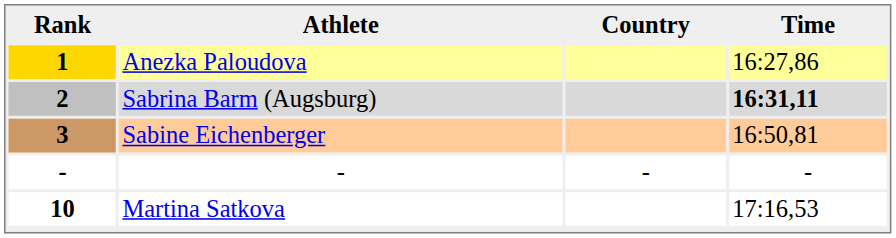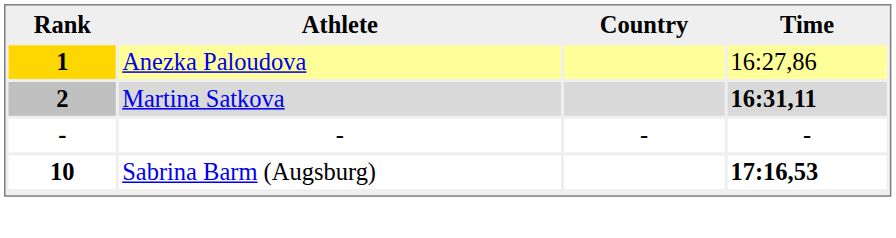(249, 98) Sabrina Barm (Augsburg) -> (203, 98) Martina Satkova
- row: (62, 135)
(204, 208) Martina Satkova -> (249, 172) Sabrina Barm (Augsburg)
(776, 208) normal -> (774, 172) bold
